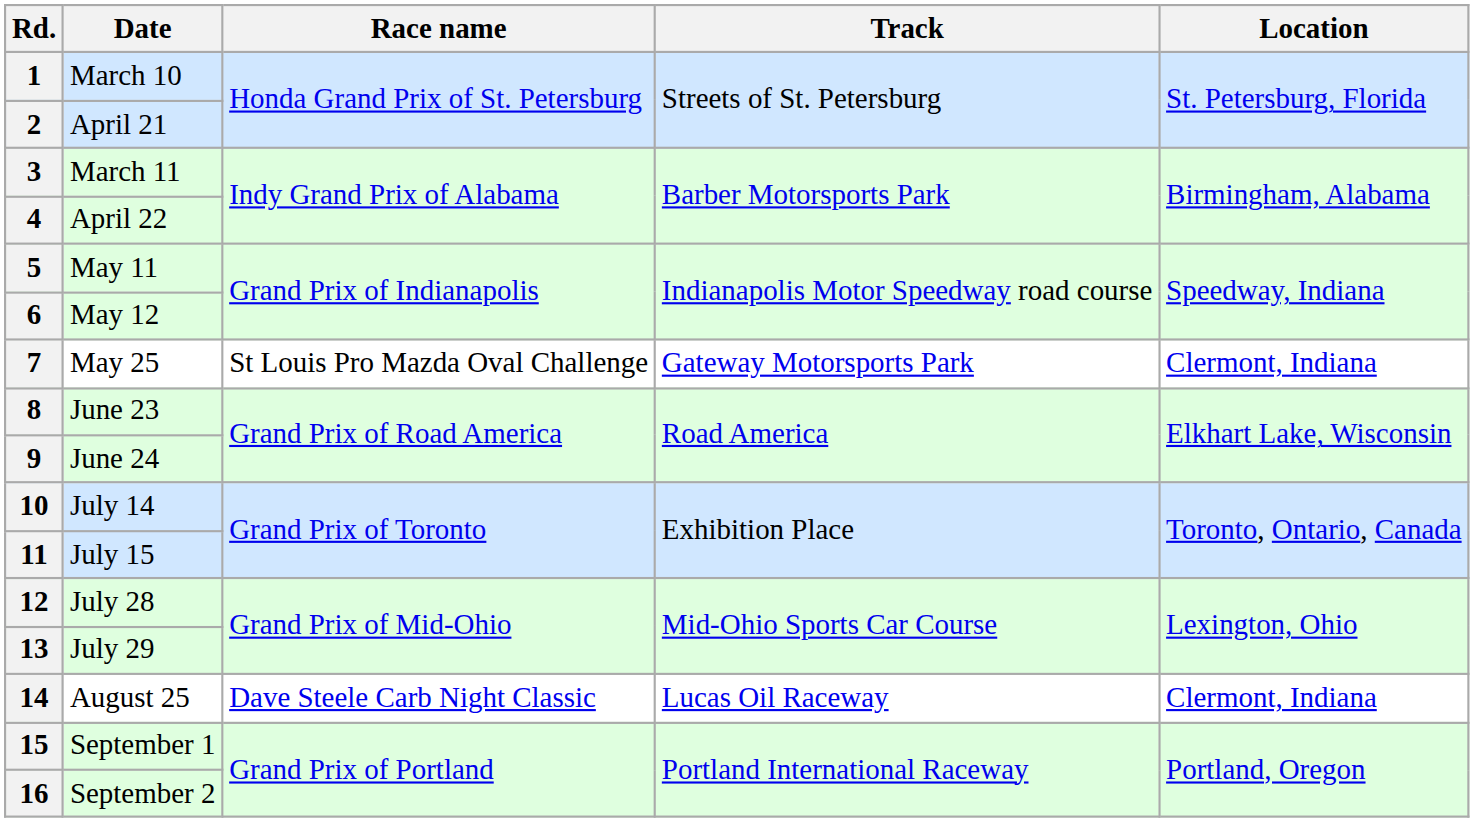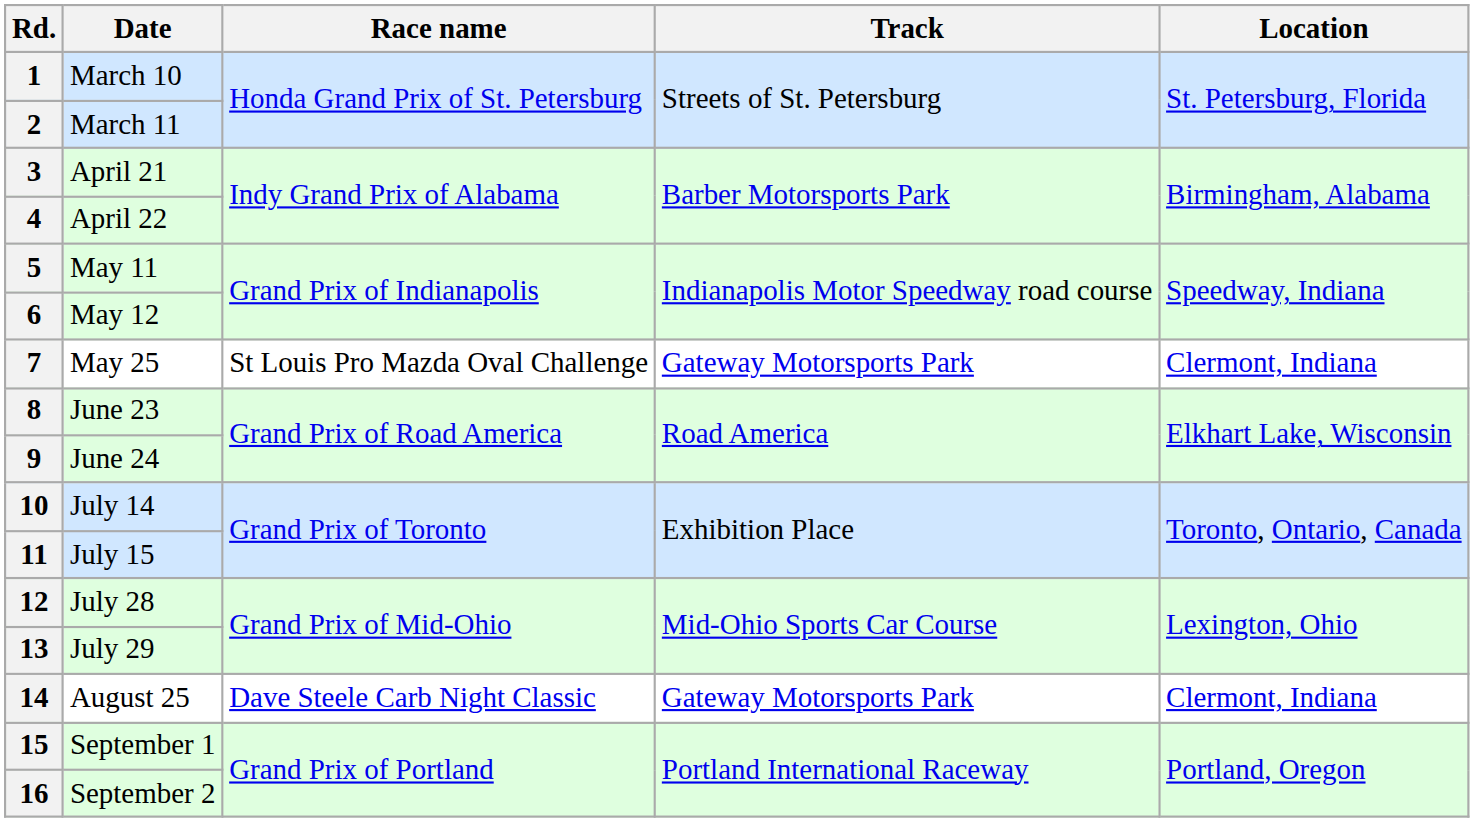(119, 123) April 21 -> (125, 123) March 11
(125, 171) March 11 -> (119, 171) April 21
(775, 697) Lucas Oil Raceway -> (818, 697) Gateway Motorsports Park
